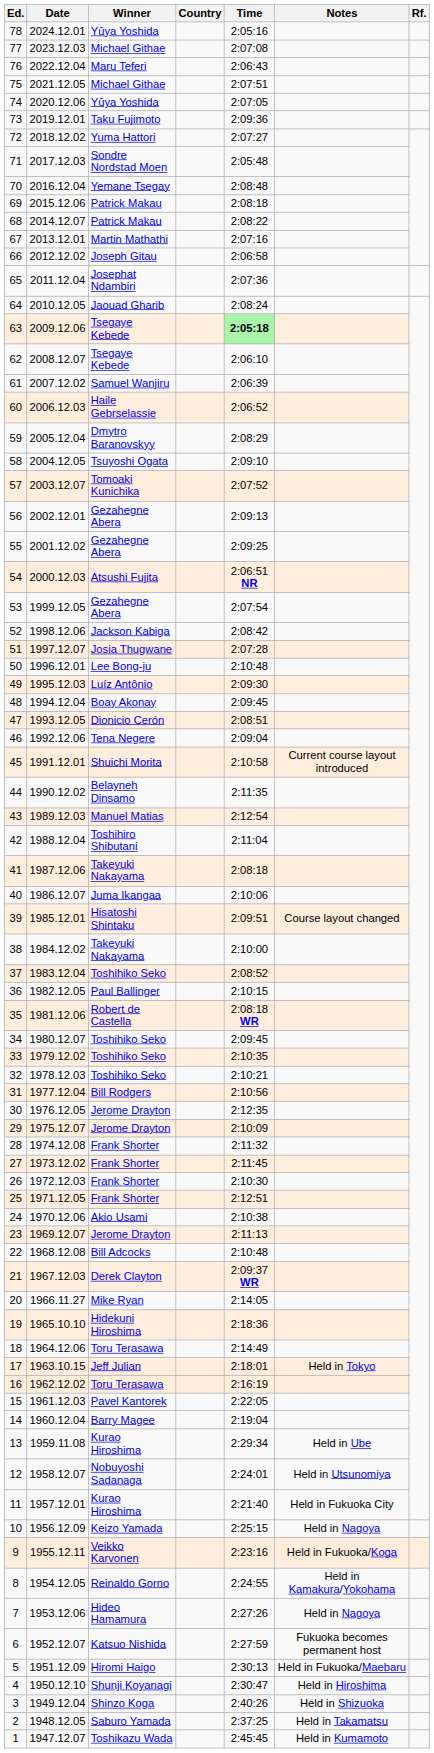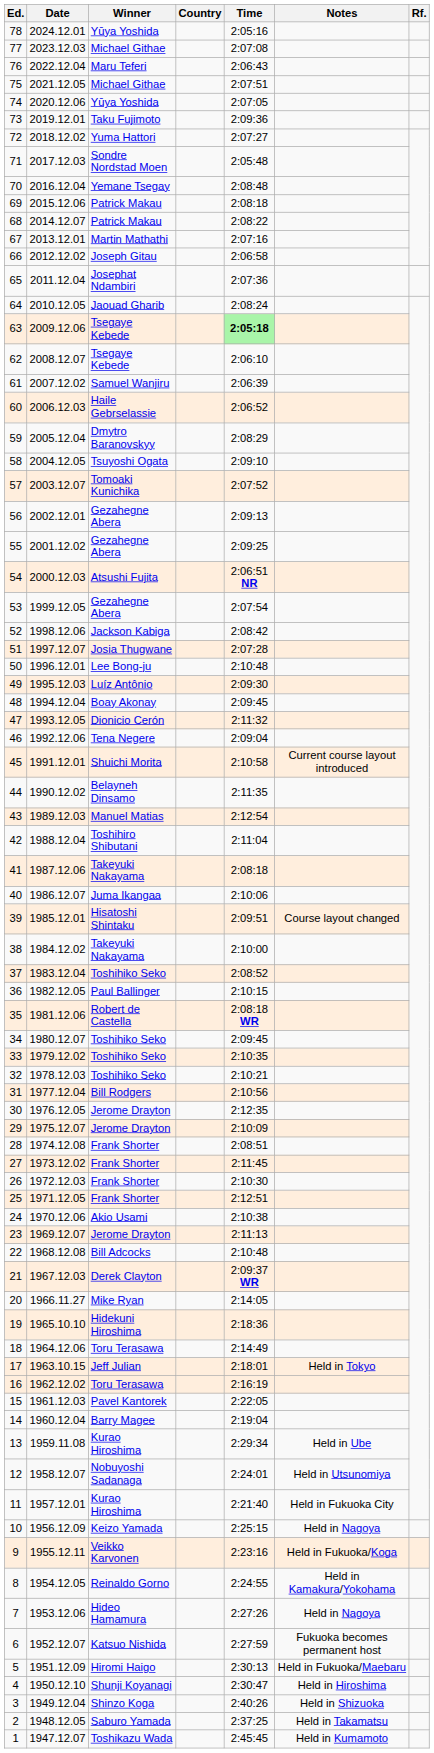(249, 720) 2:08:51 -> (249, 720) 2:11:32
(249, 1146) 2:11:32 -> (249, 1146) 2:08:51
